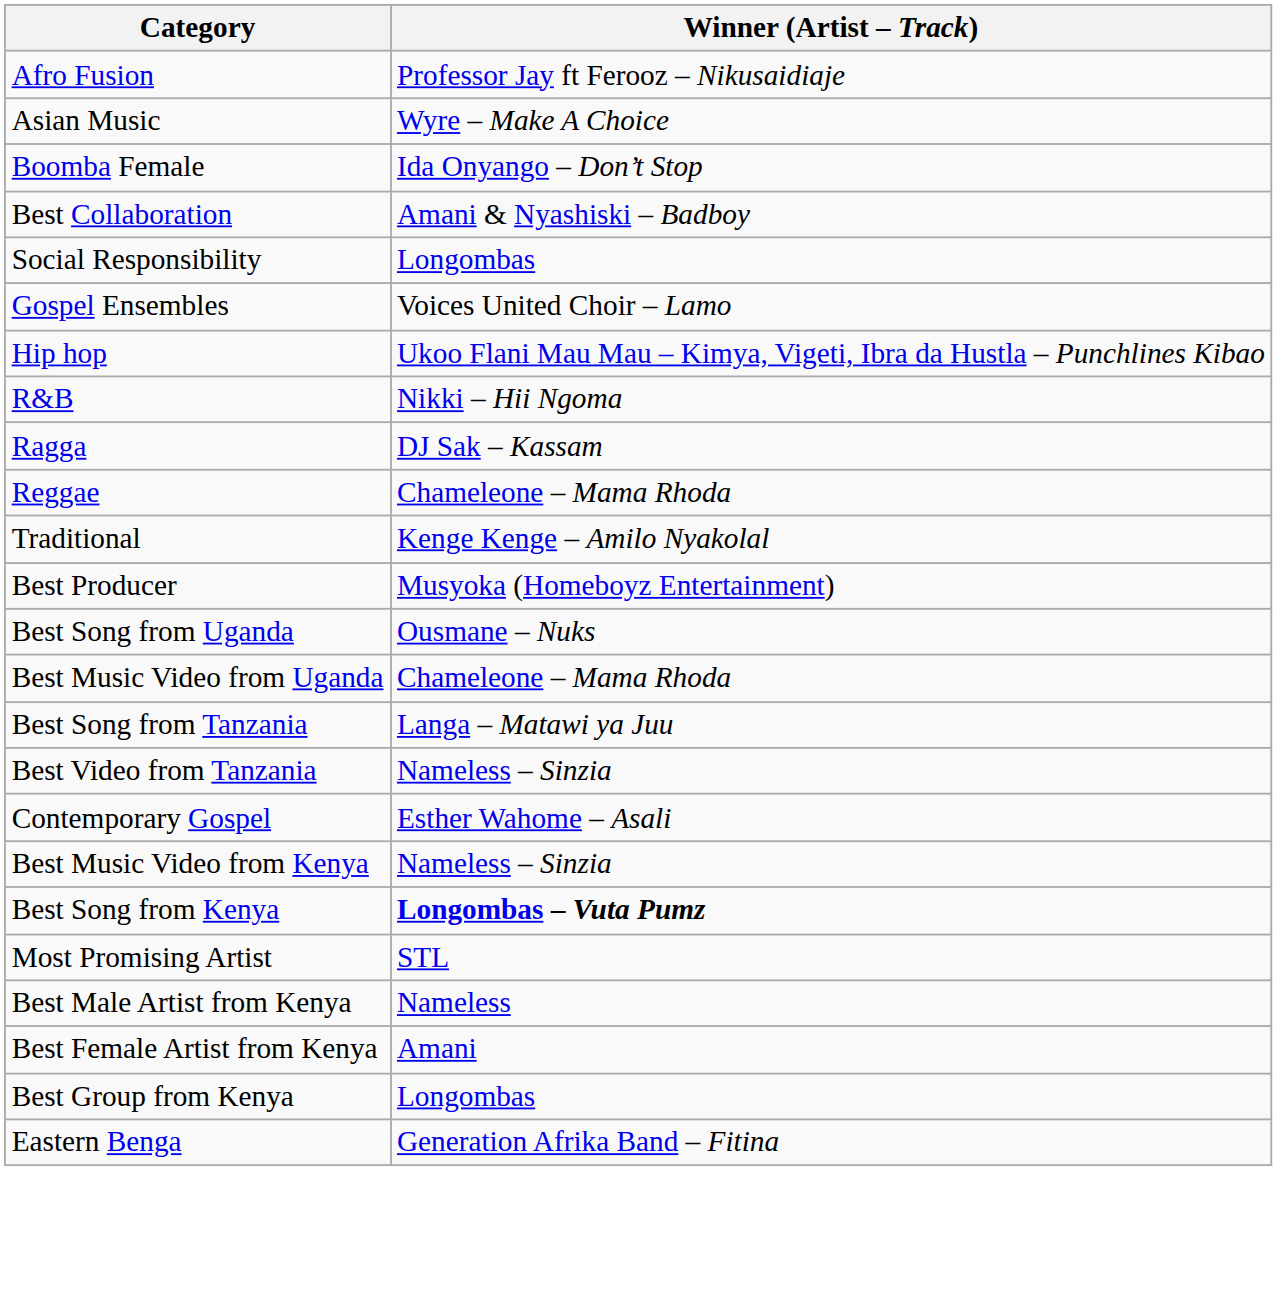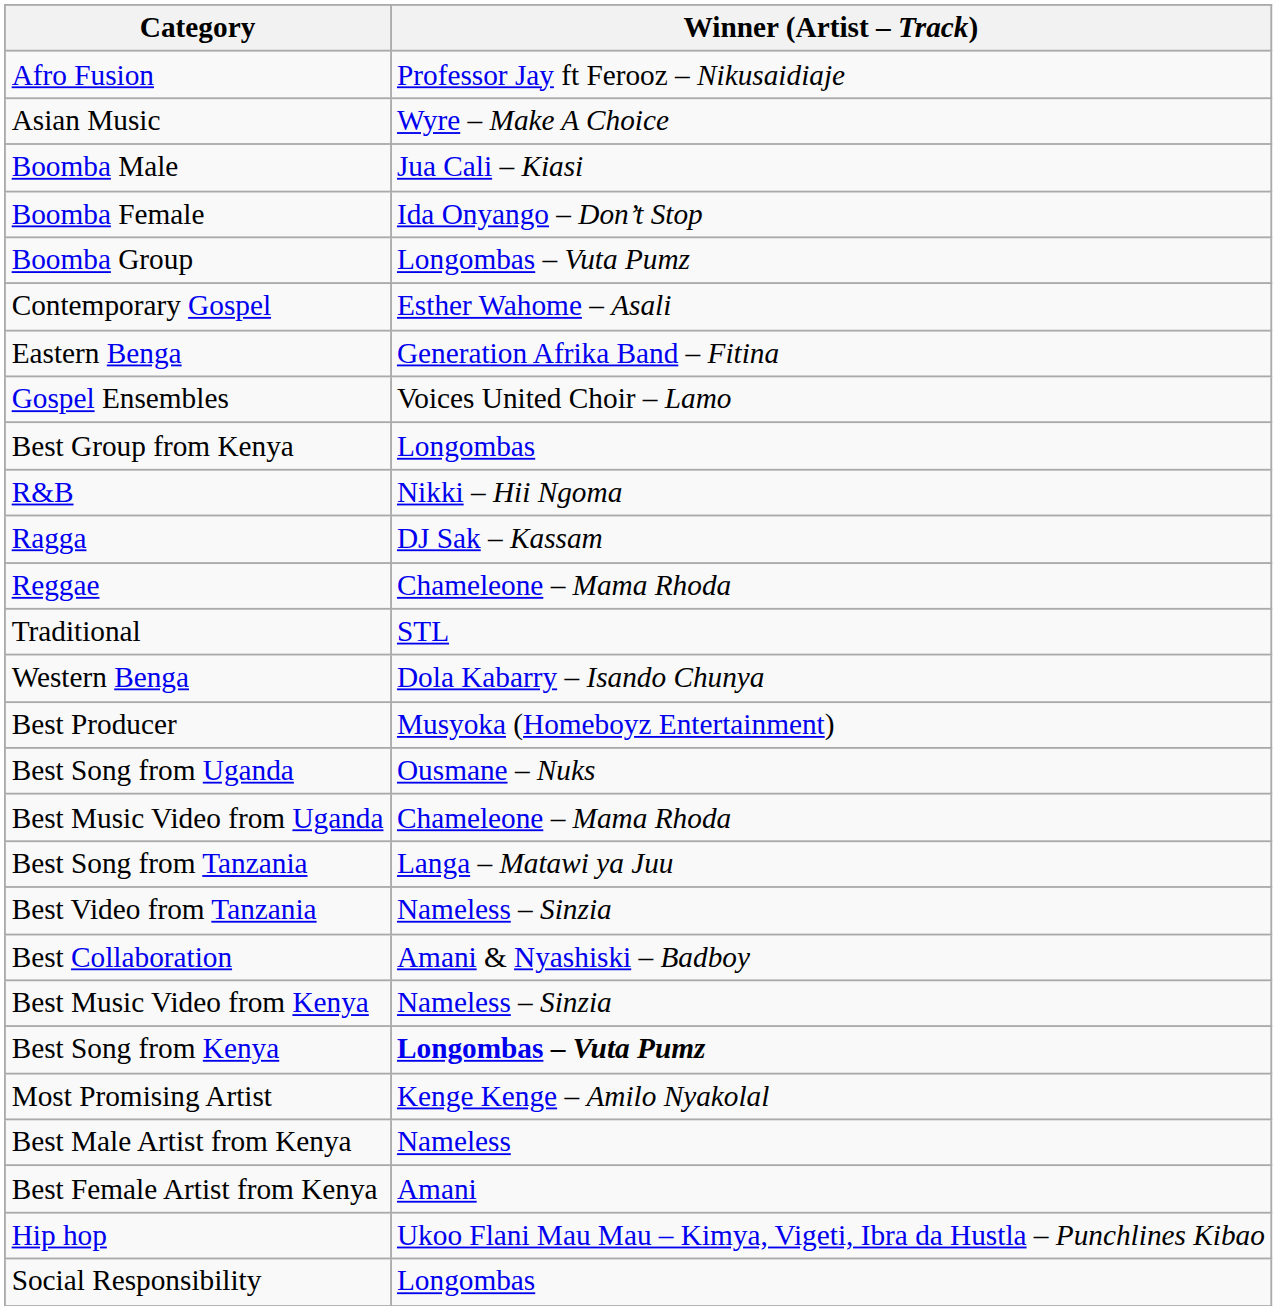+ row: (95, 167)
+ row: (102, 259)
rows swapped: (141, 817) <-> (122, 213)
rows swapped: (97, 1142) <-> (137, 259)
rows swapped: (59, 352) <-> (153, 1095)
(583, 538) Kenge Kenge – Amilo Nyakolal -> (423, 631) STL
+ row: (100, 677)
(423, 956) STL -> (583, 1095) Kenge Kenge – Amilo Nyakolal
